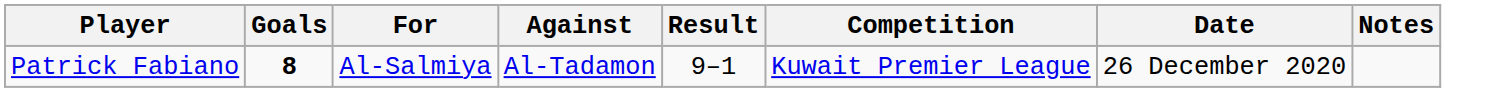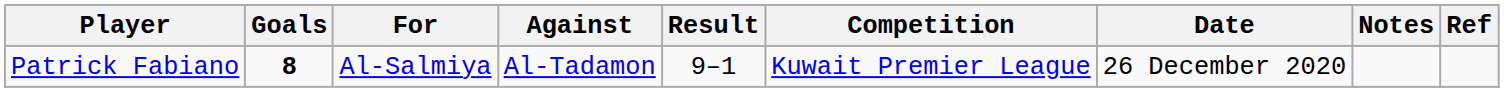+ column: (1469, 26)
